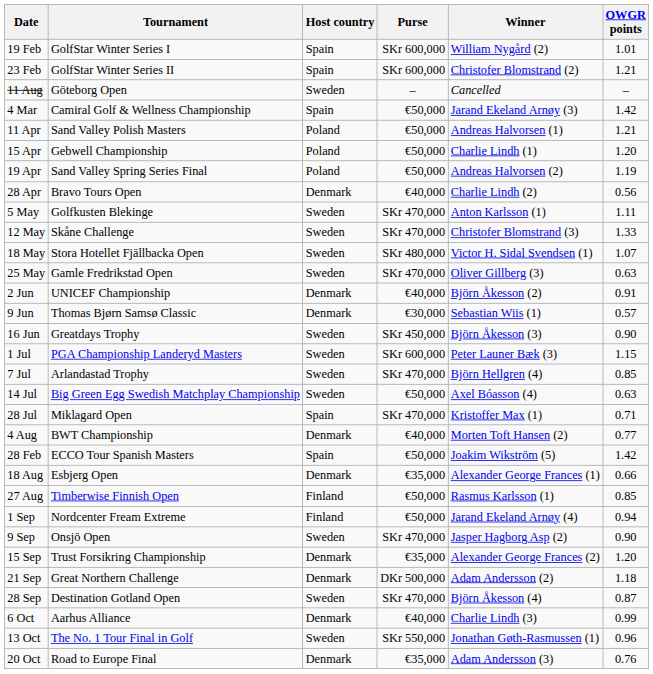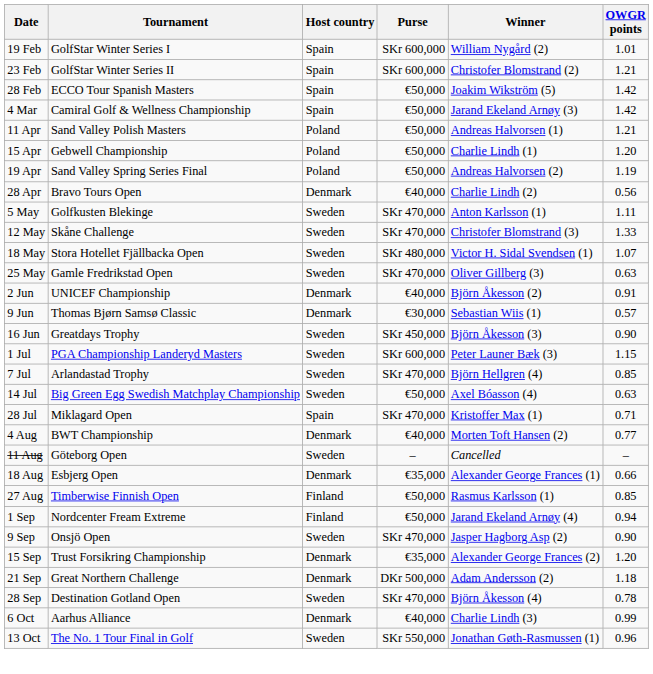rows swapped: (24, 455) <-> (25, 90)
(626, 597) 0.87 -> (626, 597) 0.78
- row: (24, 658)
